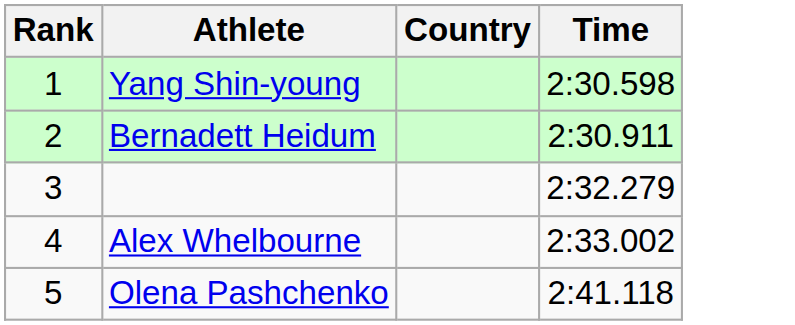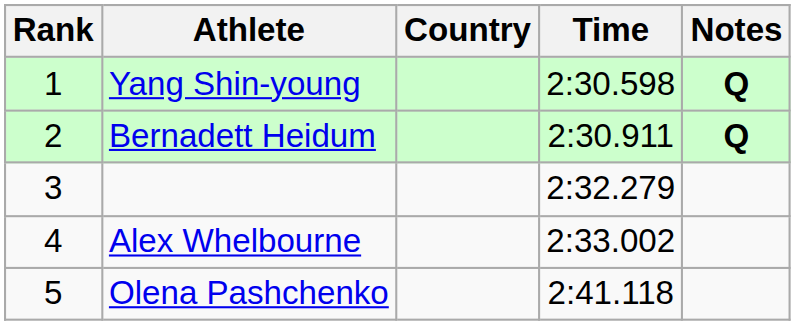+ column: (736, 30)
